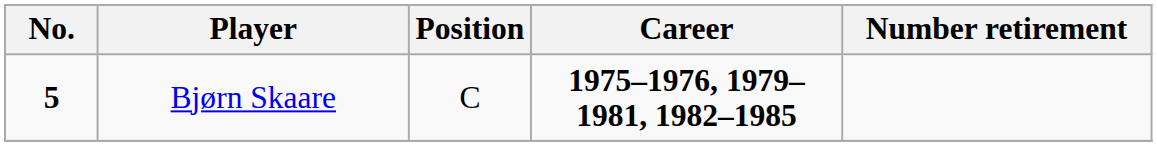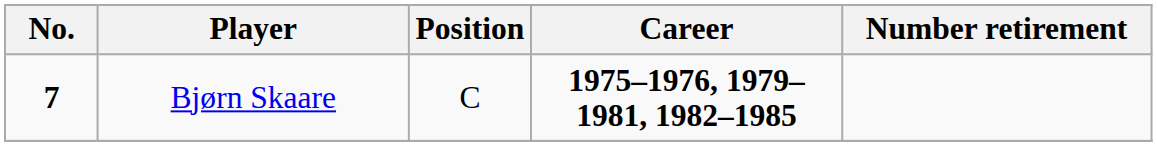(52, 97) 5 -> (52, 97) 7
